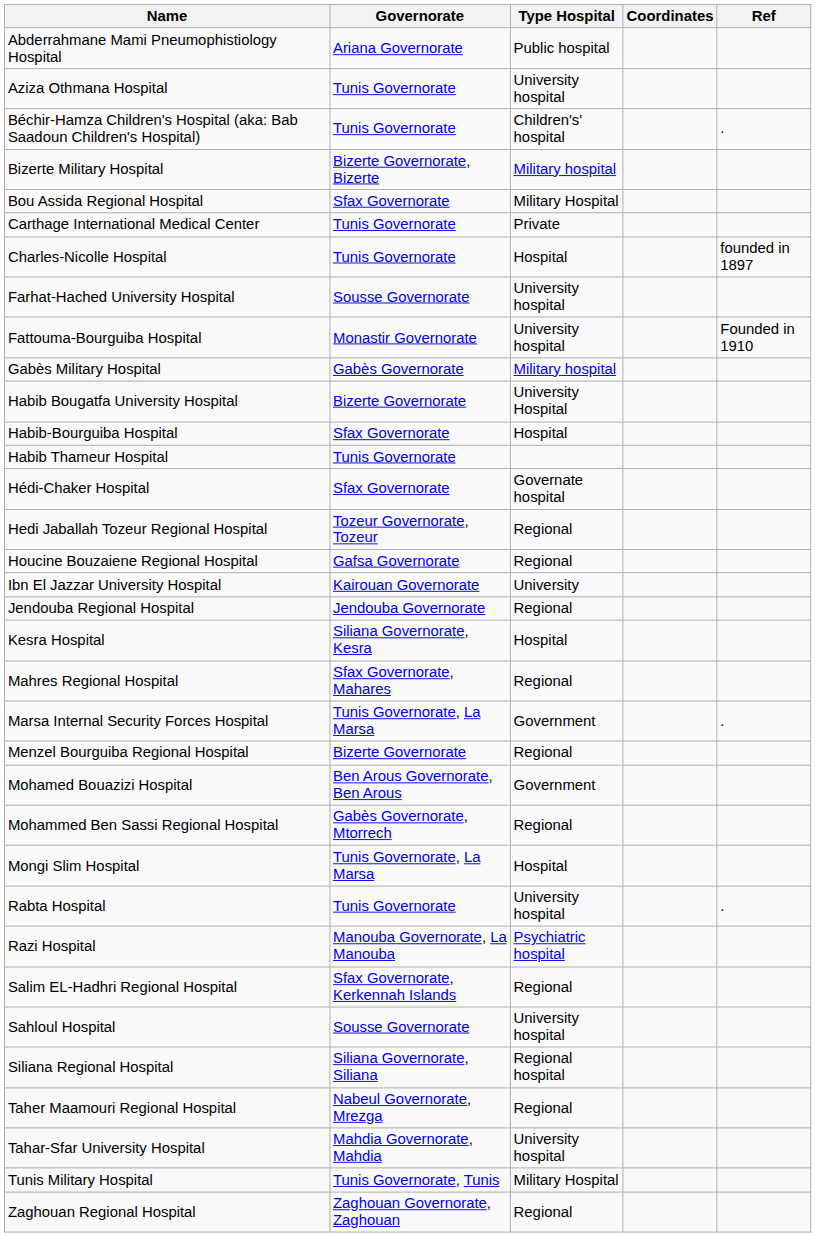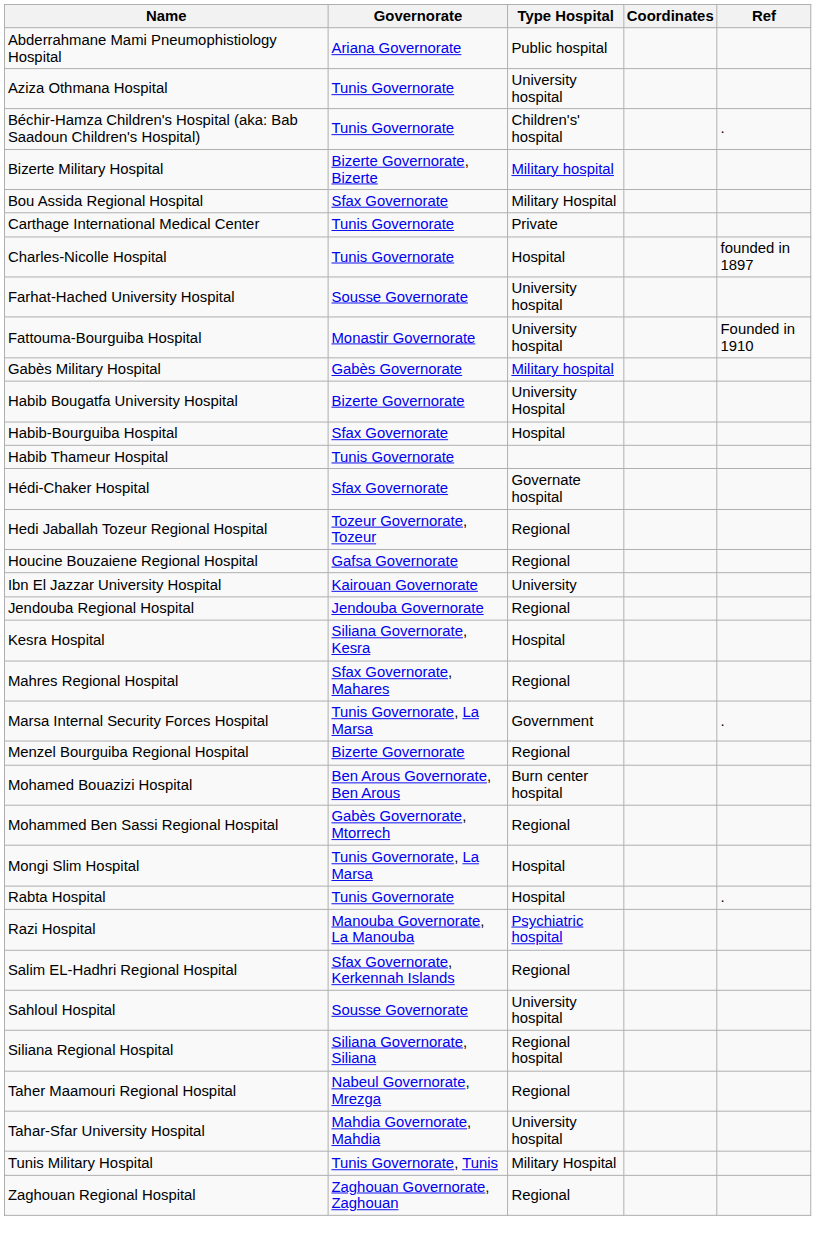(555, 785) Government -> (550, 785) Burn center hospital
(546, 906) University hospital -> (538, 897) Hospital
